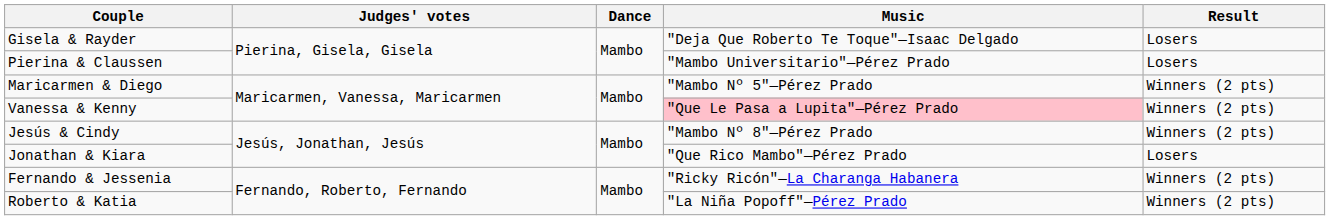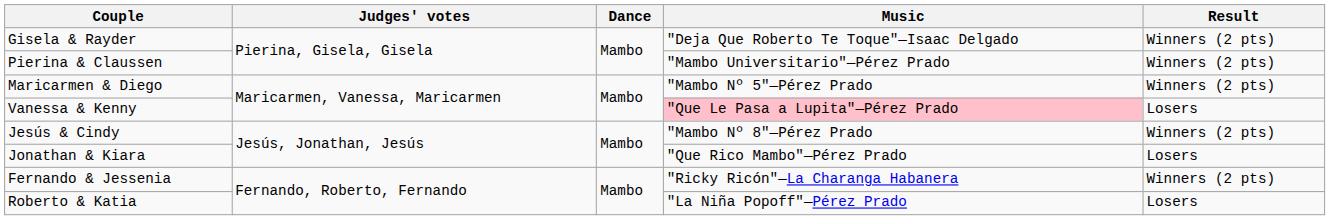(1172, 40) Losers -> (1211, 40) Winners (2 pts)
(1172, 63) Losers -> (1211, 63) Winners (2 pts)
(1211, 109) Winners (2 pts) -> (1172, 109) Losers
(1211, 203) Winners (2 pts) -> (1172, 203) Losers
